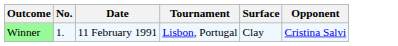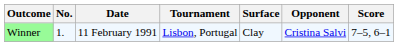+ column: (371, 13)
